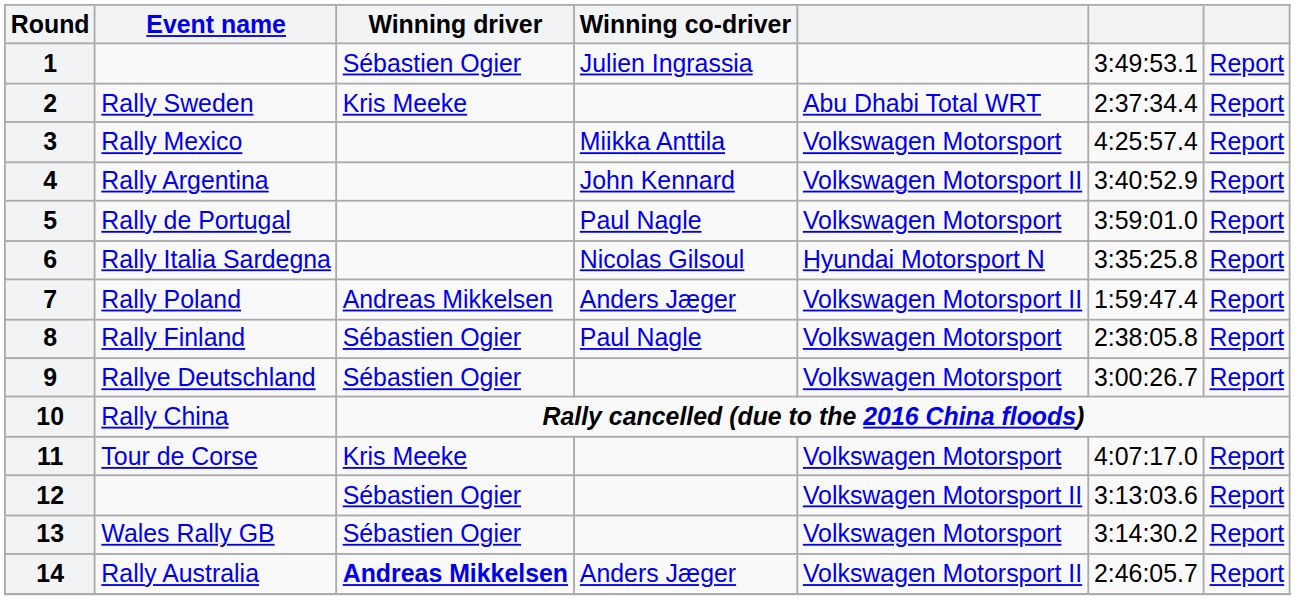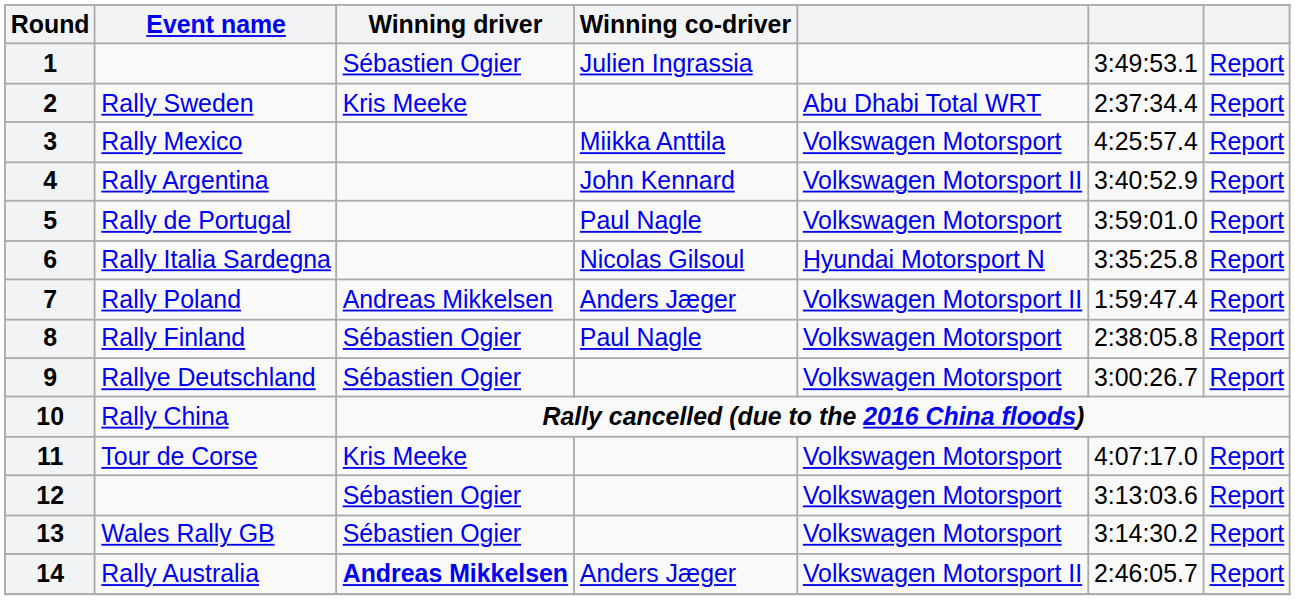(943, 495) Volkswagen Motorsport II -> (932, 495) Volkswagen Motorsport
